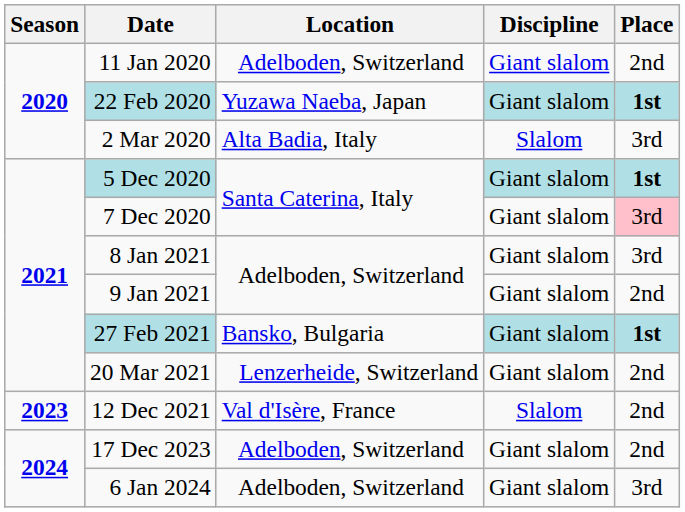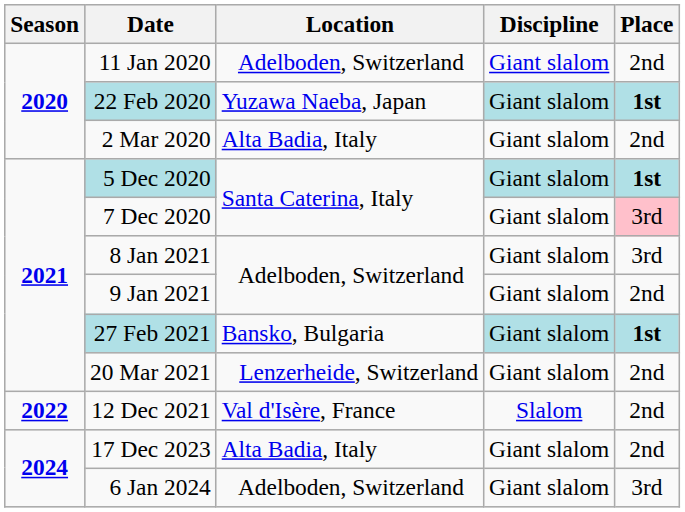(549, 139) Slalom -> (549, 139) Giant slalom
(647, 139) 3rd -> (647, 139) 2nd
(45, 409) 2023 -> (45, 409) 2022
(343, 448) Adelboden, Switzerland -> (299, 448) Alta Badia, Italy
